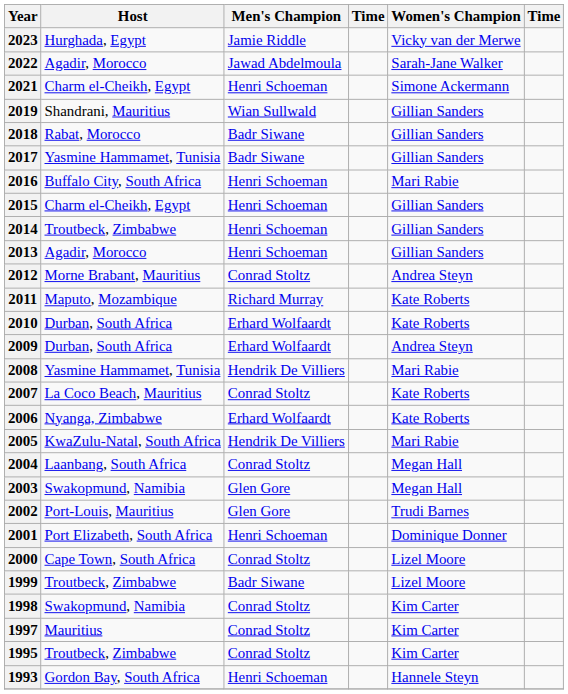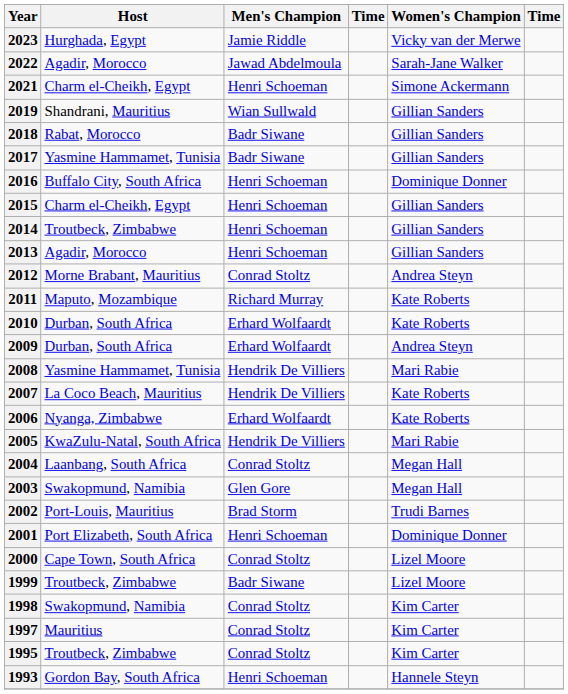(425, 181) Mari Rabie -> (449, 181) Dominique Donner
(269, 393) Conrad Stoltz -> (286, 393) Hendrik De Villiers
(259, 511) Glen Gore -> (262, 511) Brad Storm
